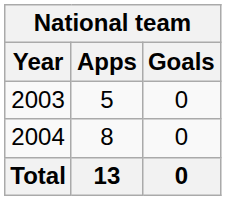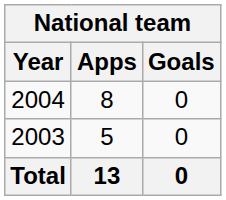rows swapped: (38, 99) <-> (38, 137)
